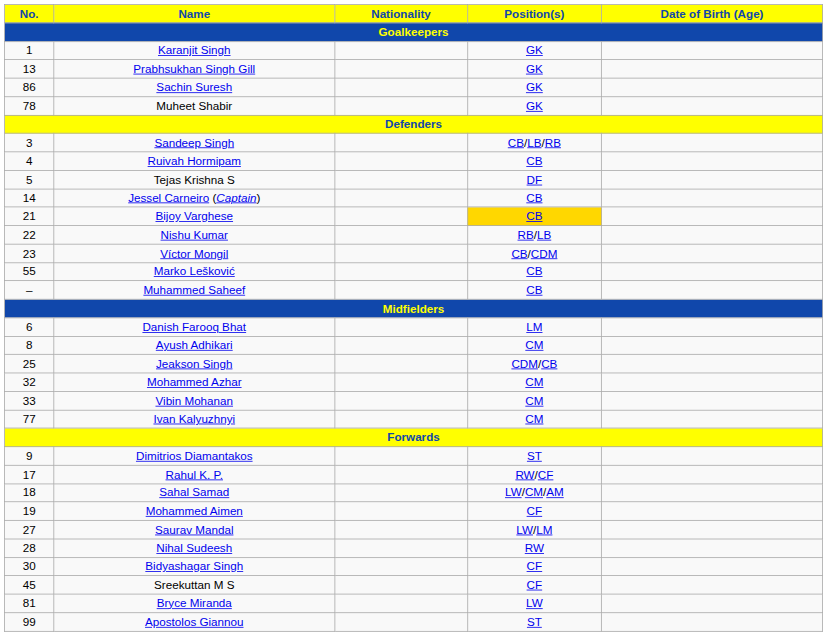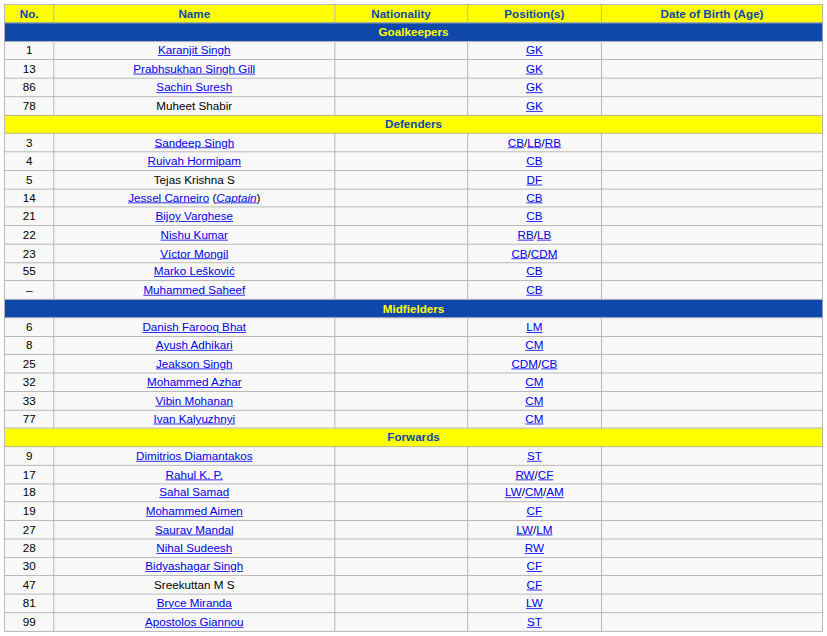(534, 217) gold background -> (534, 217) no background
(29, 585) 45 -> (29, 585) 47
